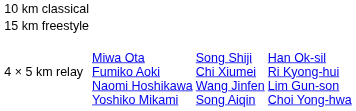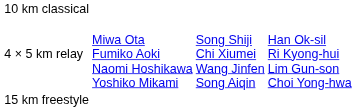rows swapped: (47, 26) <-> (44, 71)
